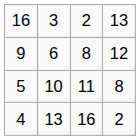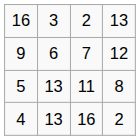(86, 53) 8 -> (86, 53) 7
(54, 86) 10 -> (54, 86) 13
